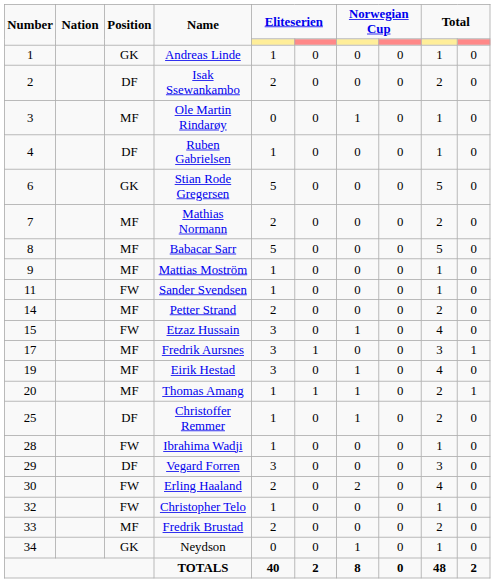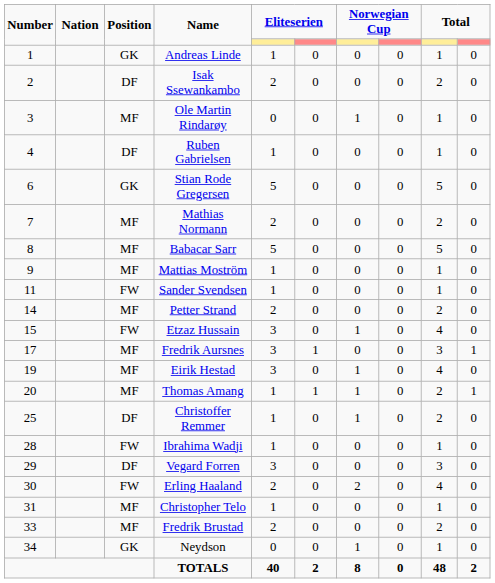(30, 507) 32 -> (30, 507) 31
(129, 507) FW -> (129, 507) MF
